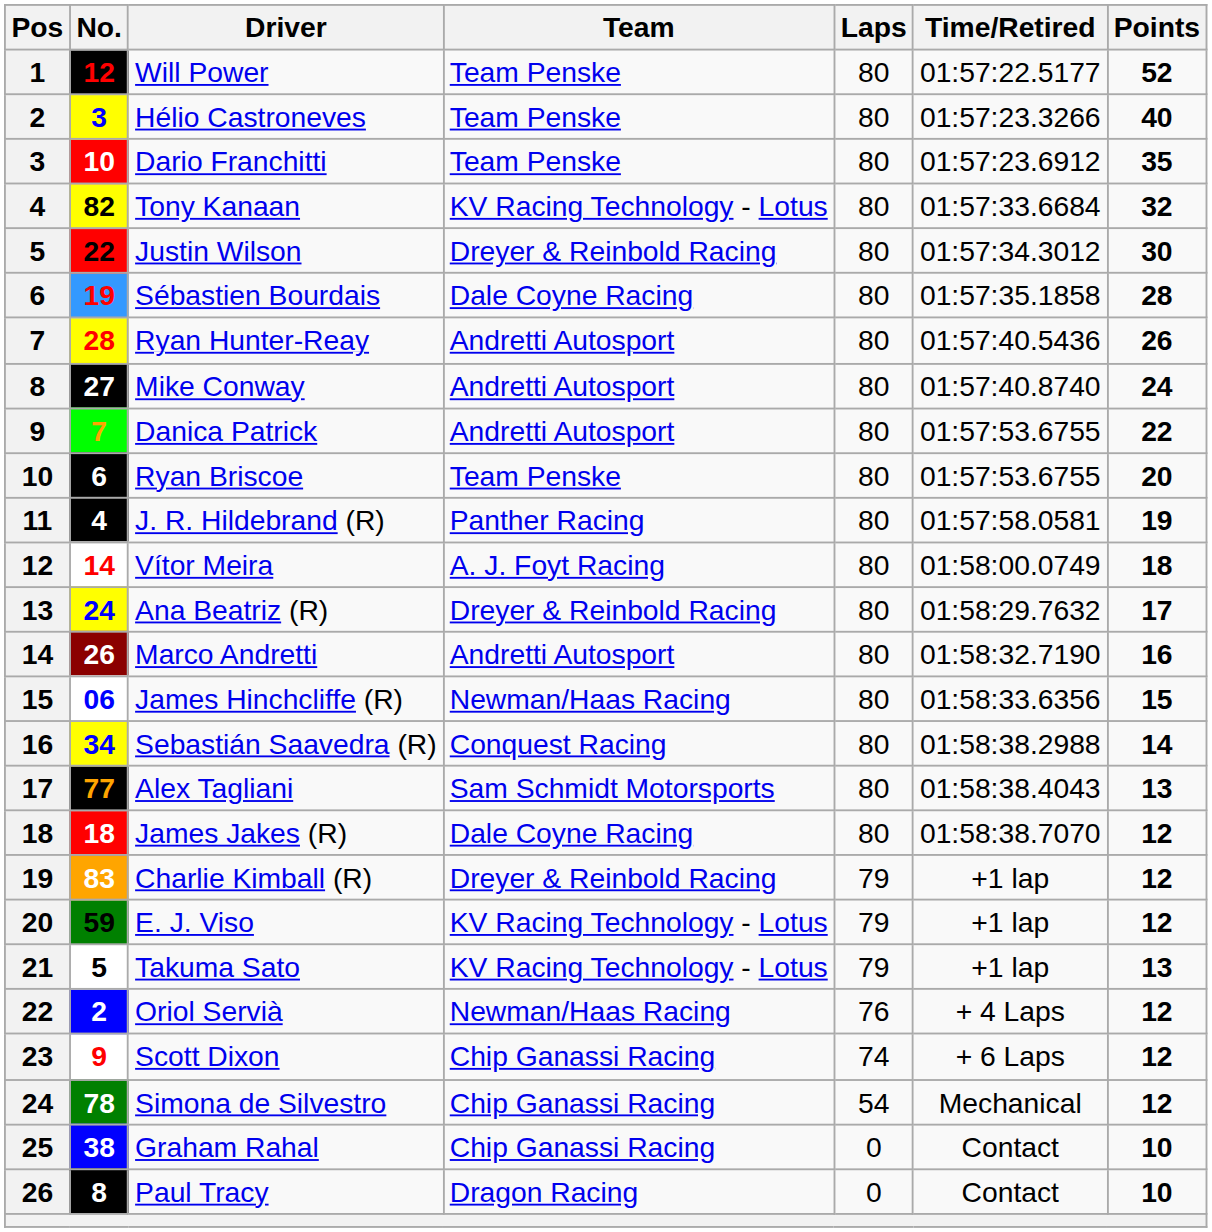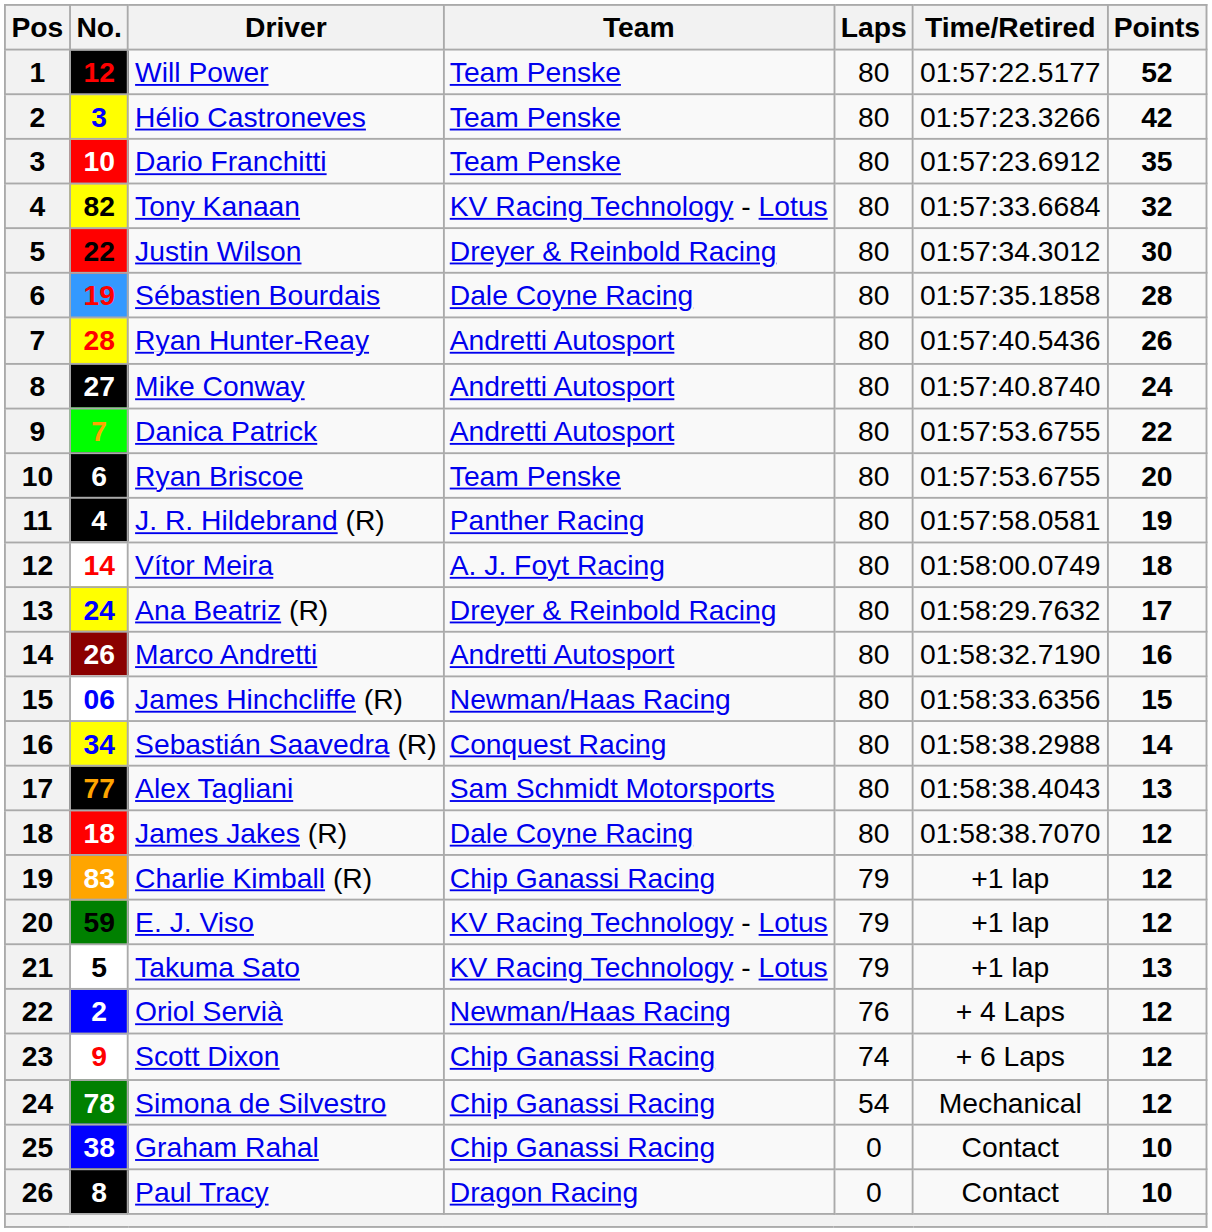(1157, 117) 40 -> (1157, 117) 42
(613, 878) Dreyer & Reinbold Racing -> (582, 878) Chip Ganassi Racing
